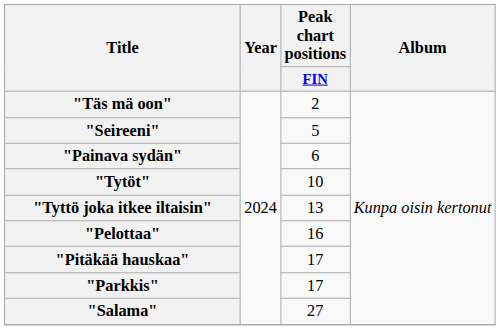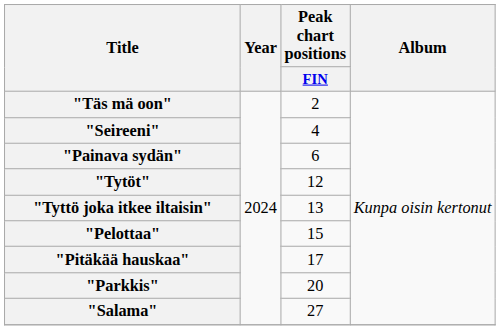(315, 130) 5 -> (315, 130) 4
(315, 181) 10 -> (315, 181) 12
(315, 233) 16 -> (315, 233) 15
(315, 285) 17 -> (315, 285) 20
